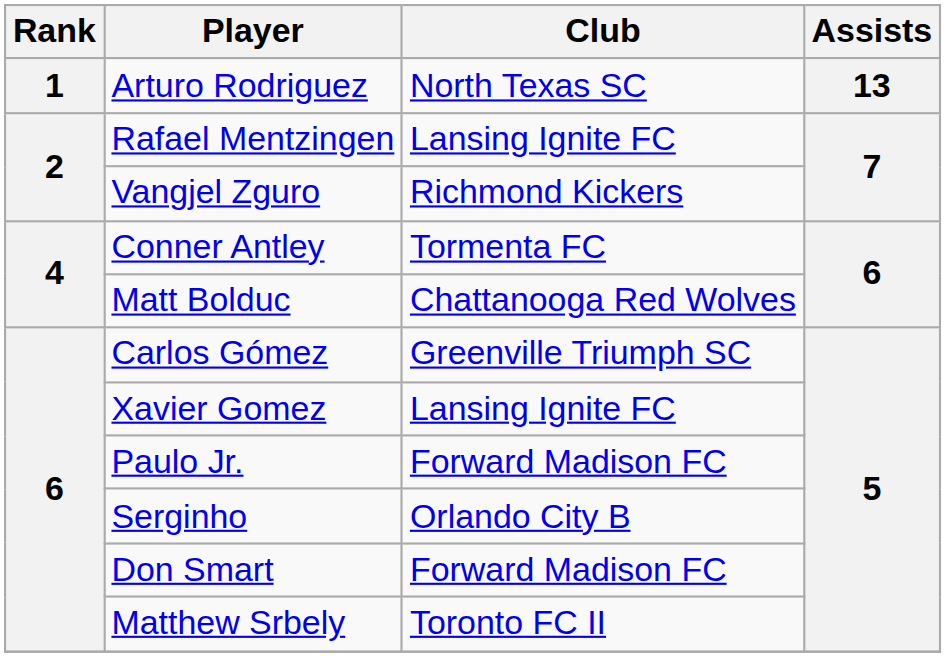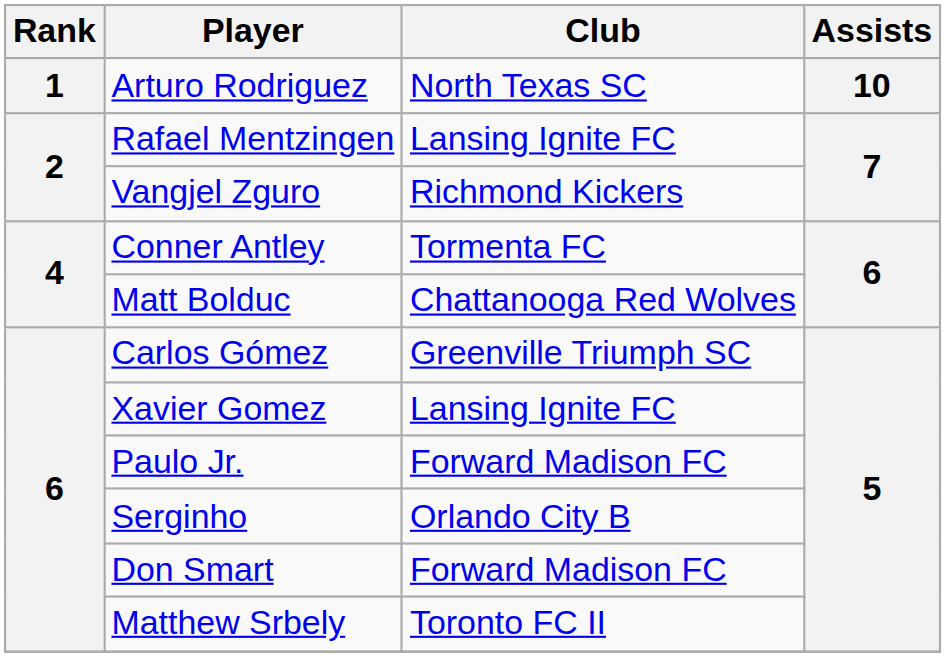(872, 85) 13 -> (872, 85) 10
